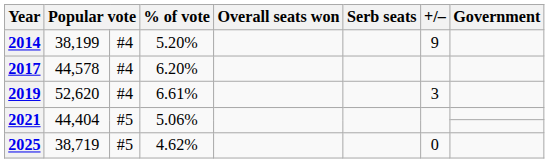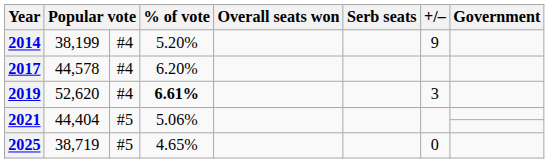(177, 94) normal -> (177, 94) bold
(177, 145) 4.62% -> (177, 145) 4.65%
